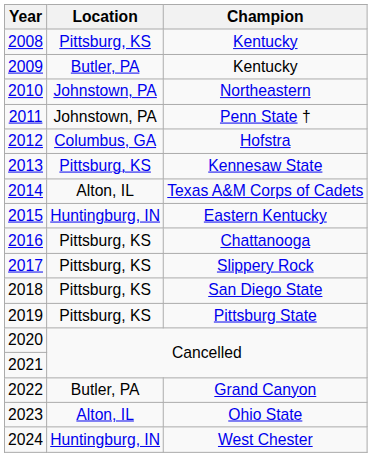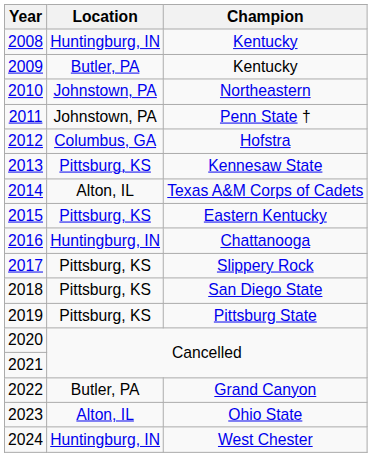(105, 41) Pittsburg, KS -> (105, 41) Huntingburg, IN
(105, 215) Huntingburg, IN -> (105, 215) Pittsburg, KS
(105, 240) Pittsburg, KS -> (105, 240) Huntingburg, IN
